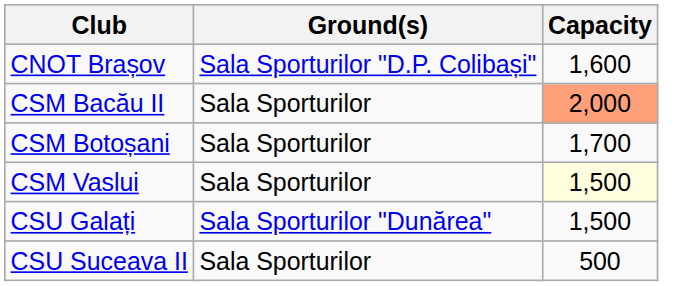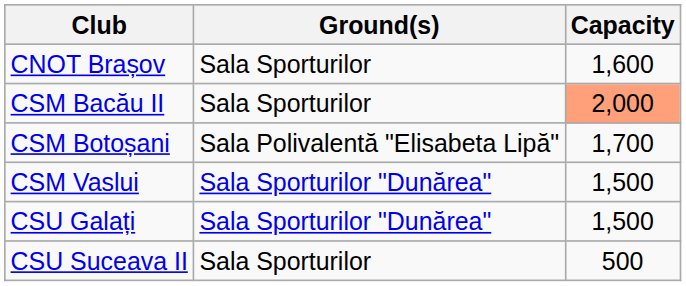(368, 64) Sala Sporturilor "D.P. Colibași" -> (285, 64) Sala Sporturilor
(285, 143) Sala Sporturilor -> (379, 143) Sala Polivalentă "Elisabeta Lipă"
(285, 183) Sala Sporturilor -> (345, 183) Sala Sporturilor "Dunărea"
(600, 183) lightyellow background -> (623, 183) no background
